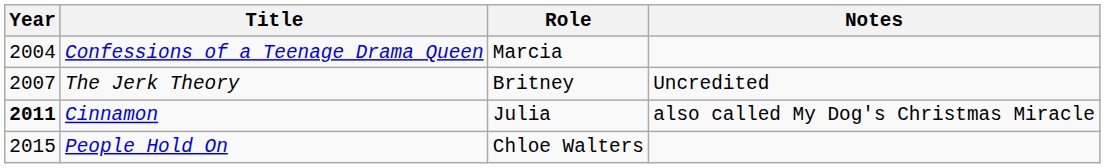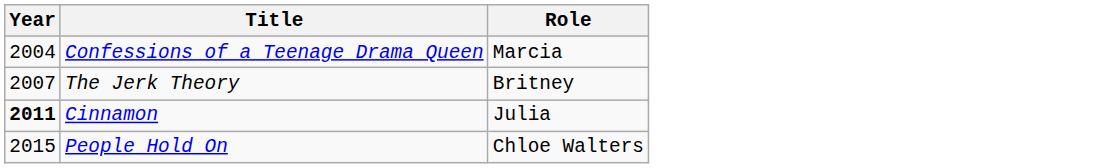- column: (874, 21)
